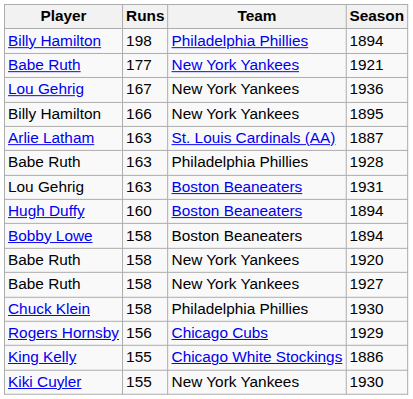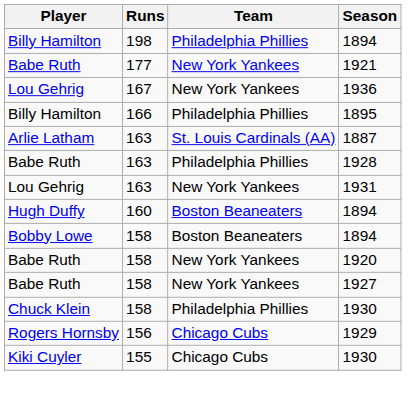(235, 114) New York Yankees -> (240, 114) Philadelphia Phillies
(237, 187) Boston Beaneaters -> (235, 187) New York Yankees
- row: (42, 357)
(235, 382) New York Yankees -> (220, 357) Chicago Cubs
